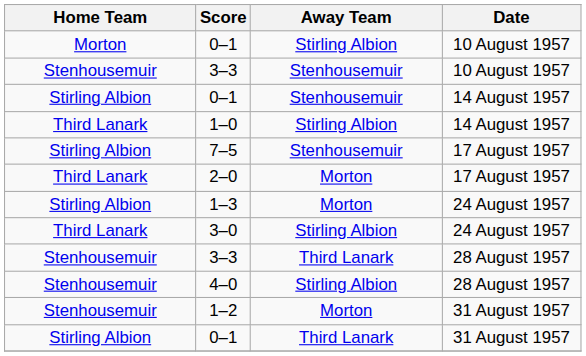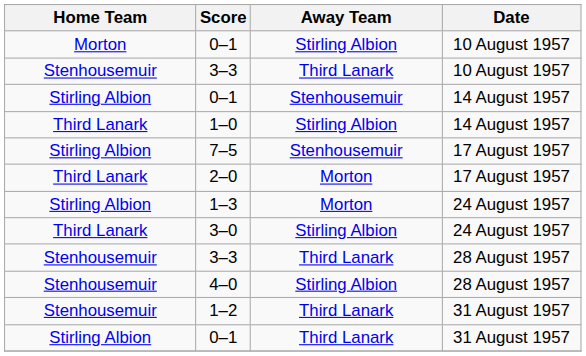(346, 71) Stenhousemuir -> (346, 71) Third Lanark
(346, 310) Morton -> (346, 310) Third Lanark
